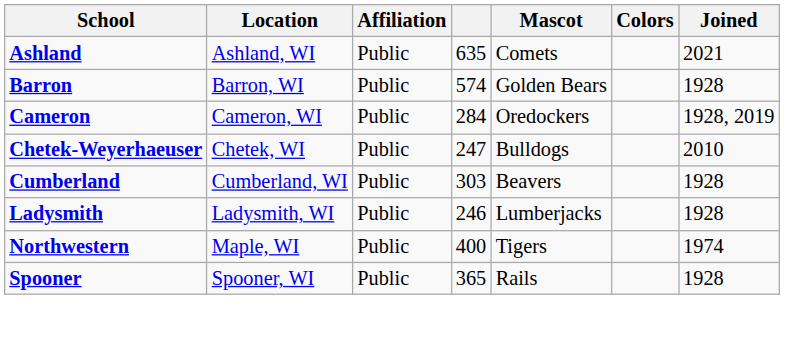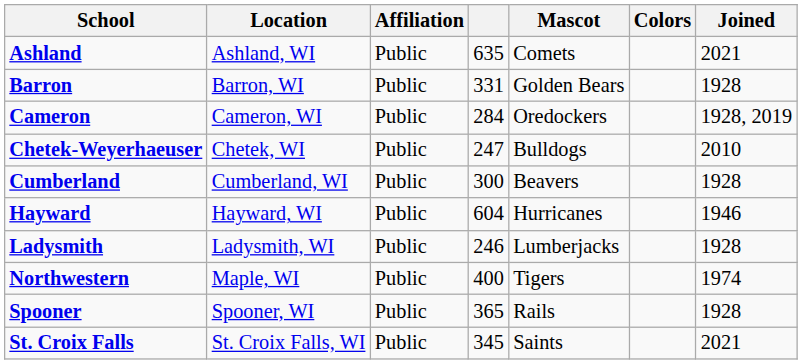(471, 85) 574 -> (489, 85) 331
(471, 181) 303 -> (489, 181) 300
+ row: (50, 213)
+ row: (72, 342)
